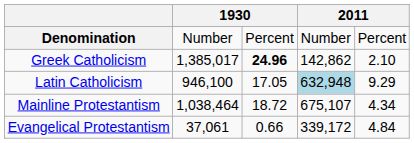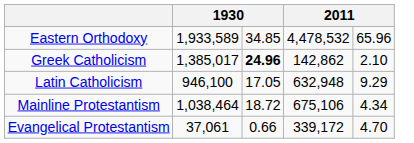- row: (89, 37)
+ row: (89, 37)
(326, 82) lightblue background -> (318, 82) no background
(326, 104) 675,107 -> (318, 104) 675,106
(382, 127) 4.84 -> (374, 127) 4.70
